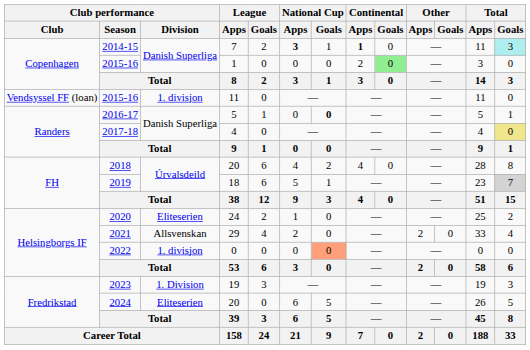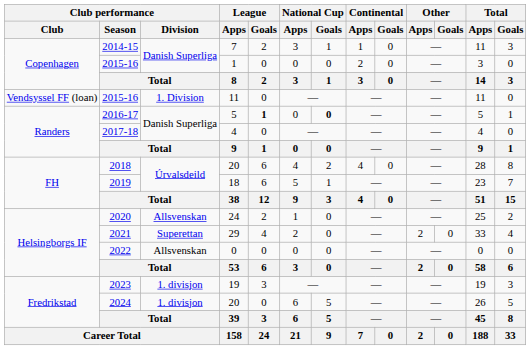(295, 47) bold -> (295, 47) normal
(360, 47) bold -> (360, 47) normal
(510, 47) paleturquoise background -> (510, 47) no background
(390, 64) lightgreen background -> (390, 64) no background
(180, 98) 1. divisjon -> (180, 98) 1. Division
(264, 115) normal -> (264, 115) bold
(510, 132) khaki background -> (510, 132) no background
(510, 183) lightgrey background -> (510, 183) no background
(180, 217) Eliteserien -> (180, 217) Allsvenskan
(180, 234) Allsvenskan -> (180, 234) Superettan
(180, 251) 1. divisjon -> (180, 251) Allsvenskan
(329, 251) lightsalmon background -> (329, 251) no background
(180, 285) 1. Division -> (180, 285) 1. divisjon
(180, 302) Eliteserien -> (180, 302) 1. divisjon
